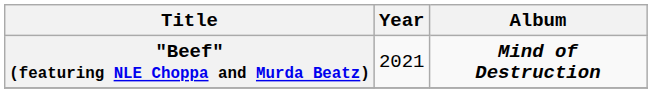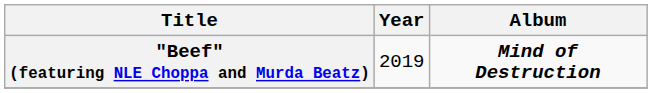(402, 62) 2021 -> (402, 62) 2019
